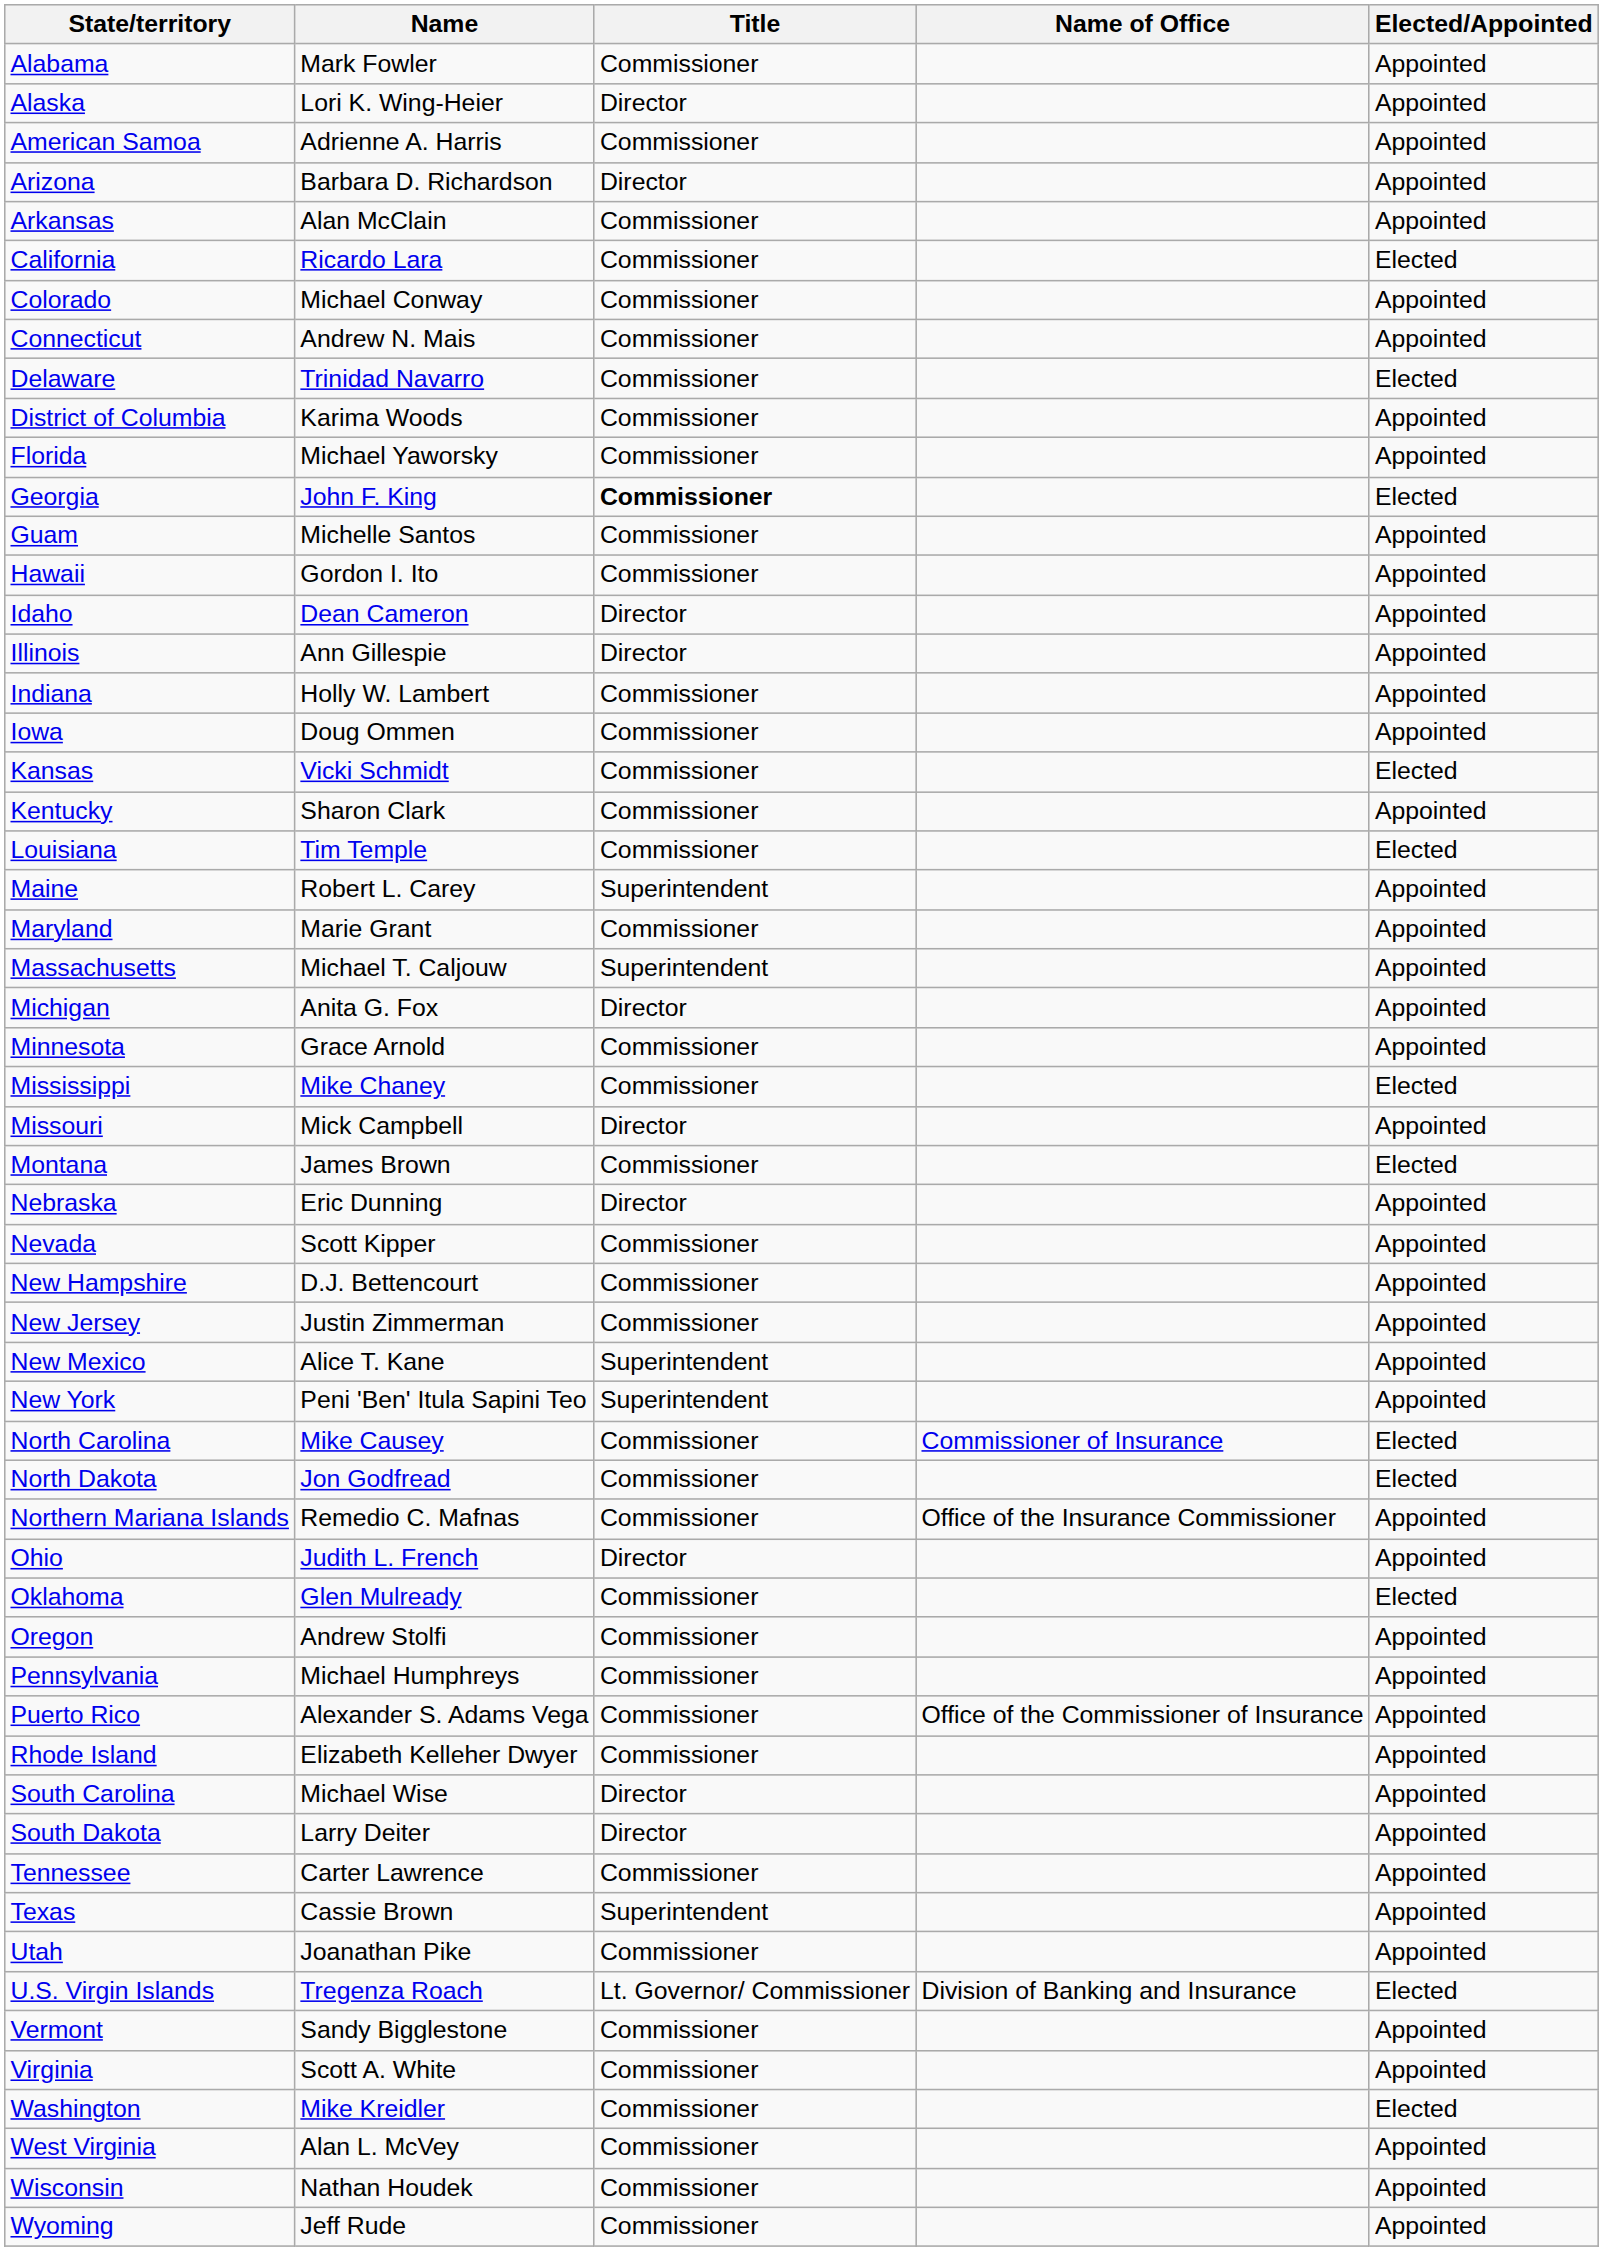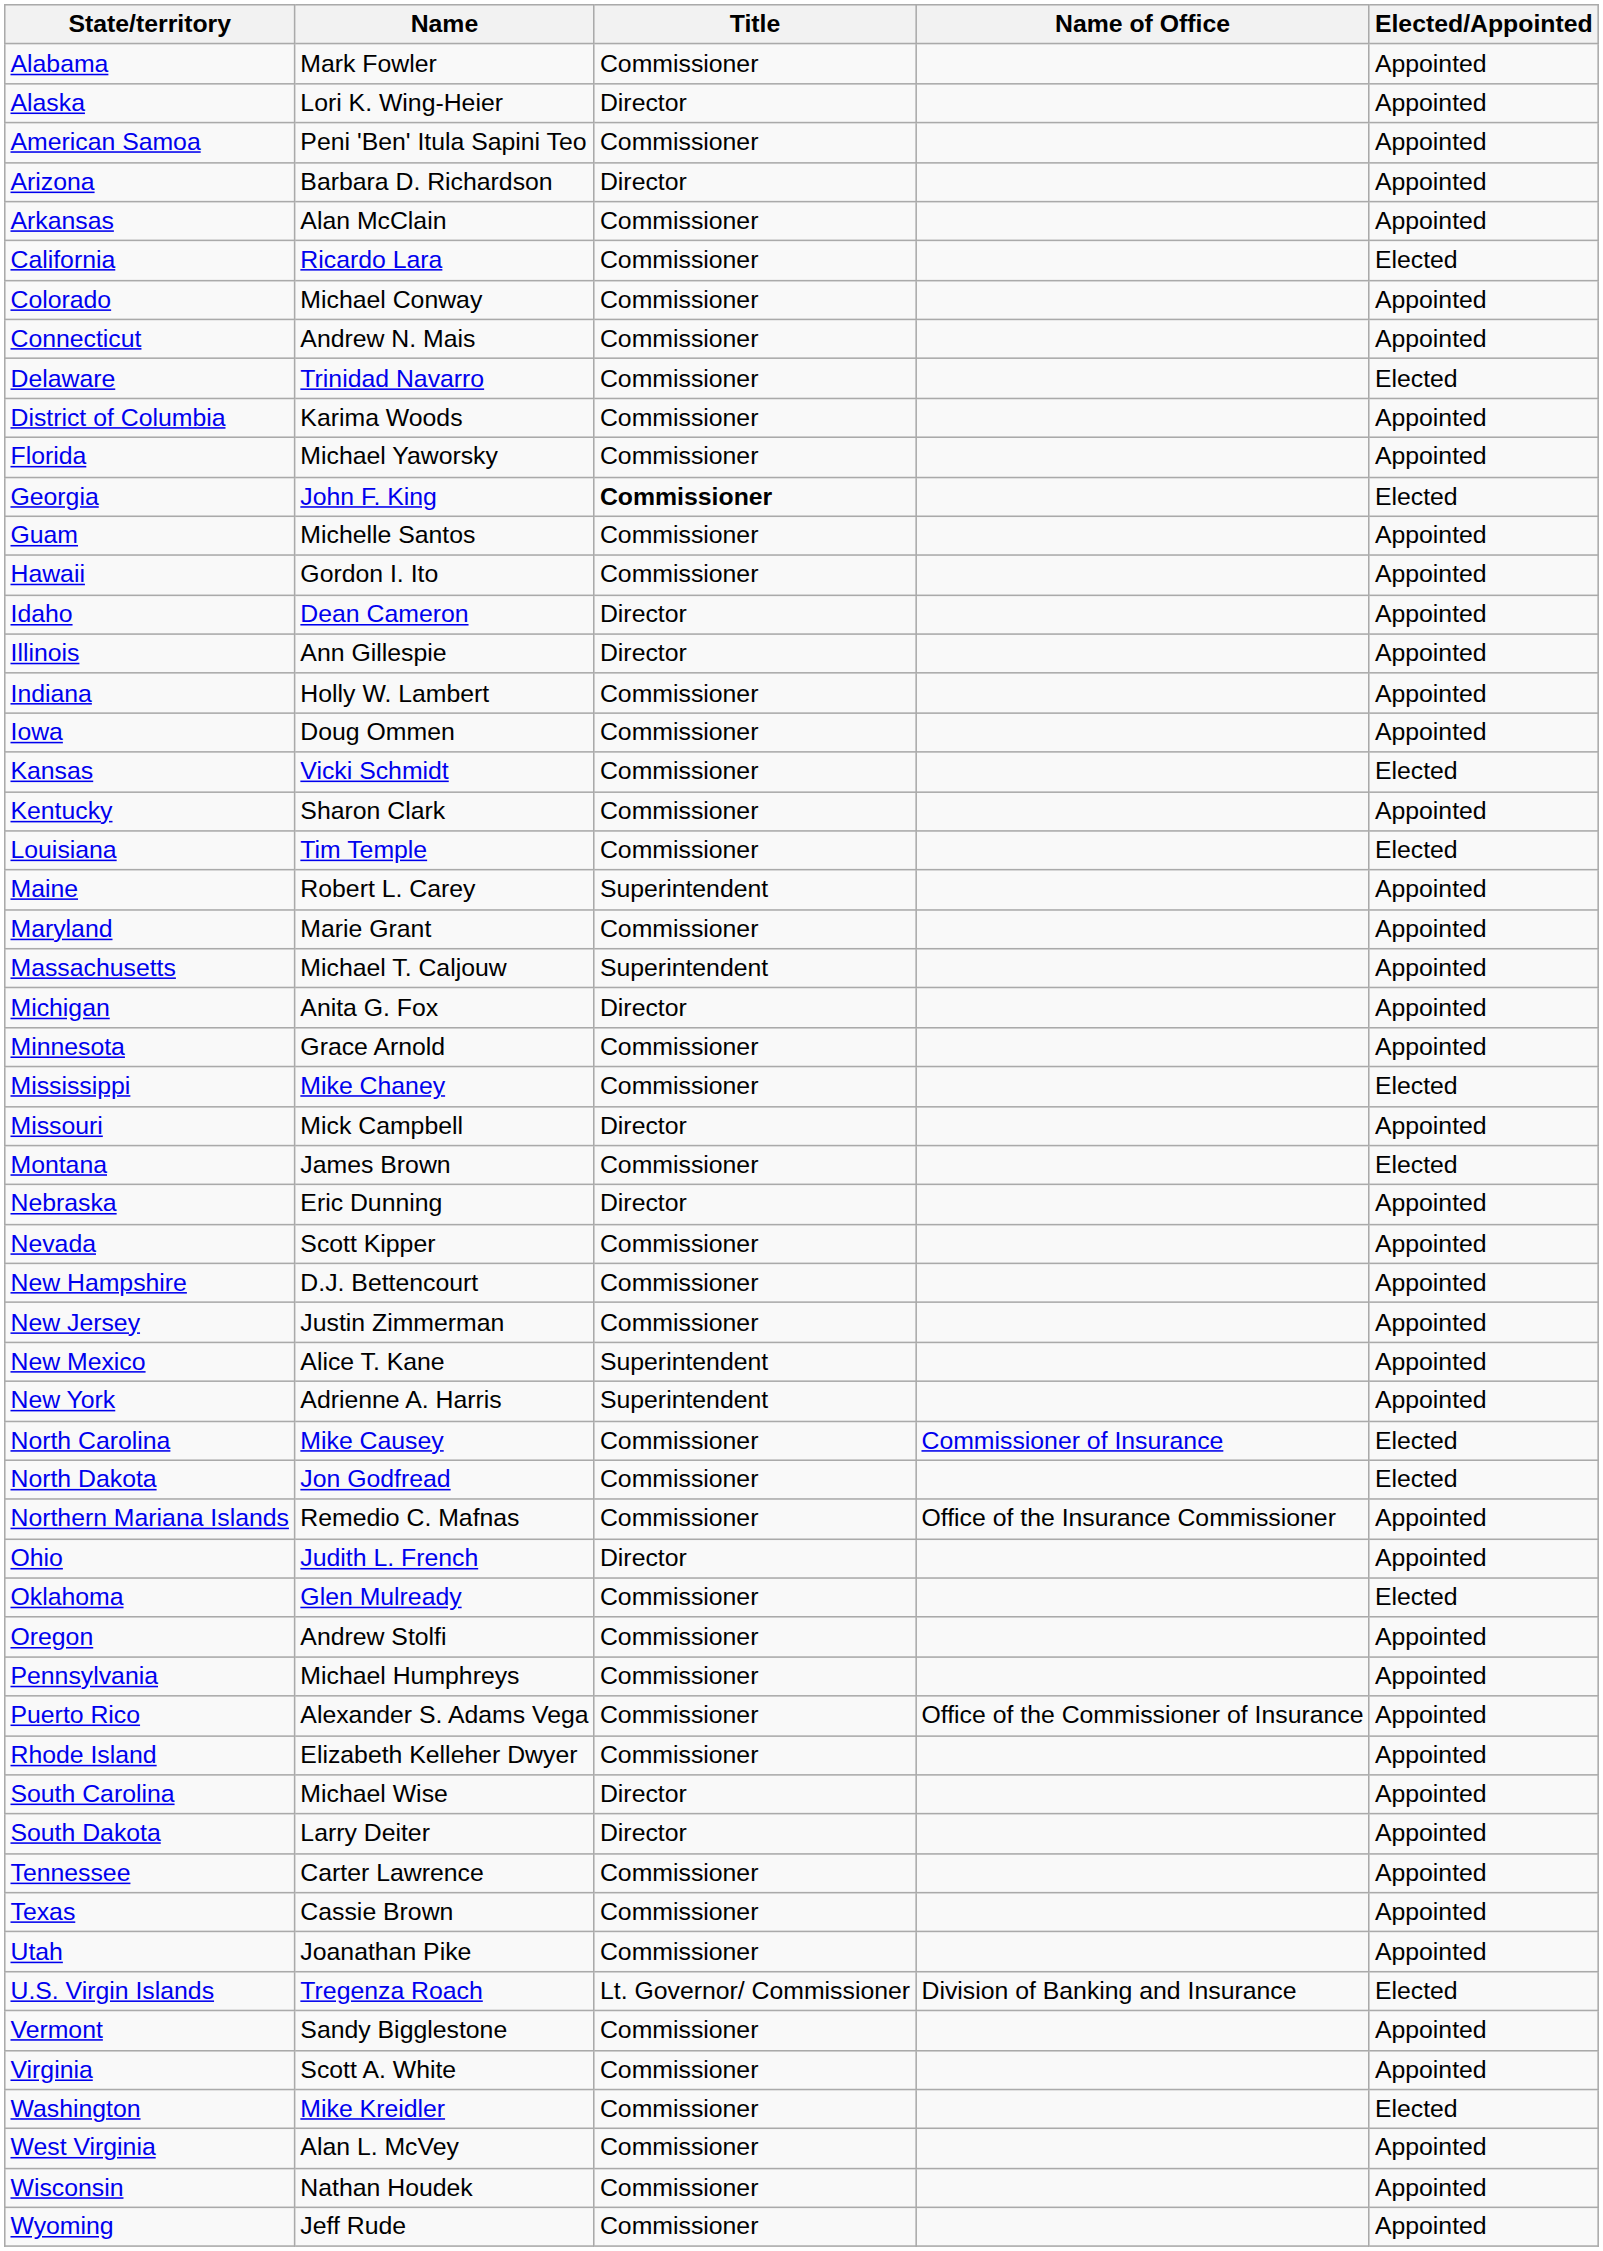(401, 142) Adrienne A. Harris -> (443, 142) Peni 'Ben' Itula Sapini Teo
(443, 1400) Peni 'Ben' Itula Sapini Teo -> (401, 1400) Adrienne A. Harris
(684, 1912) Superintendent -> (679, 1912) Commissioner
